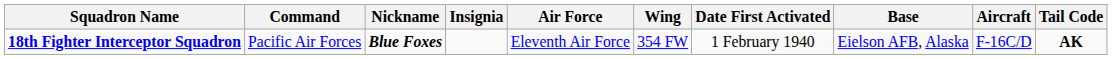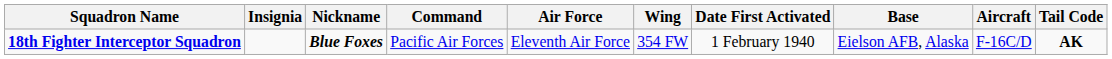columns swapped: (476, 16) <-> (305, 16)
